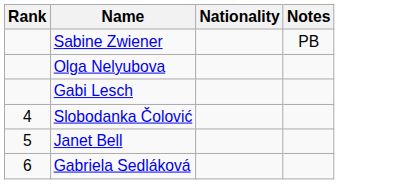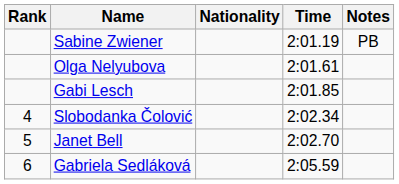+ column: (313, 16)
